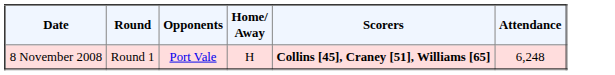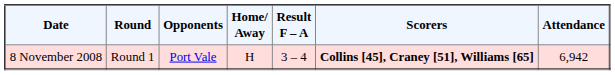+ column: (294, 25)
(530, 56) 6,248 -> (574, 56) 6,942
